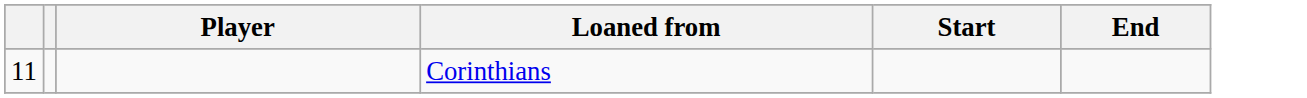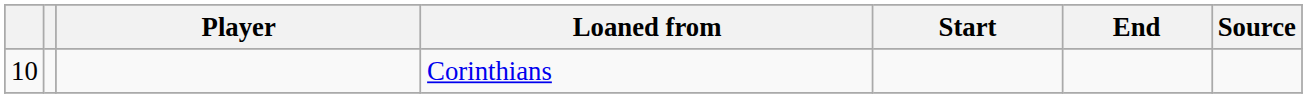+ column: (1257, 26)
(24, 70) 11 -> (24, 70) 10
